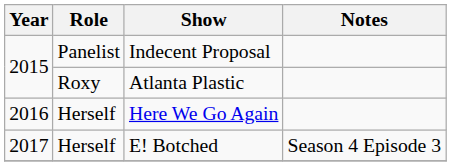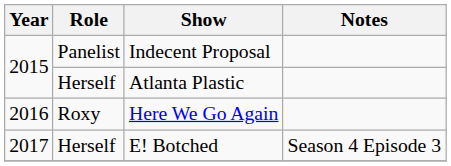(79, 82) Roxy -> (87, 82) Herself
(87, 113) Herself -> (79, 113) Roxy
